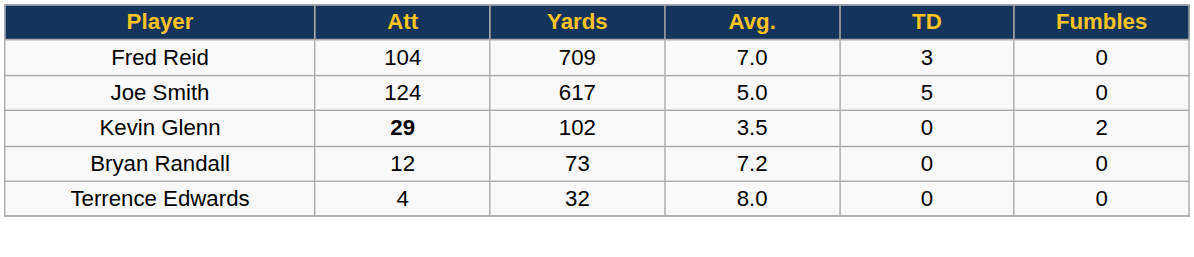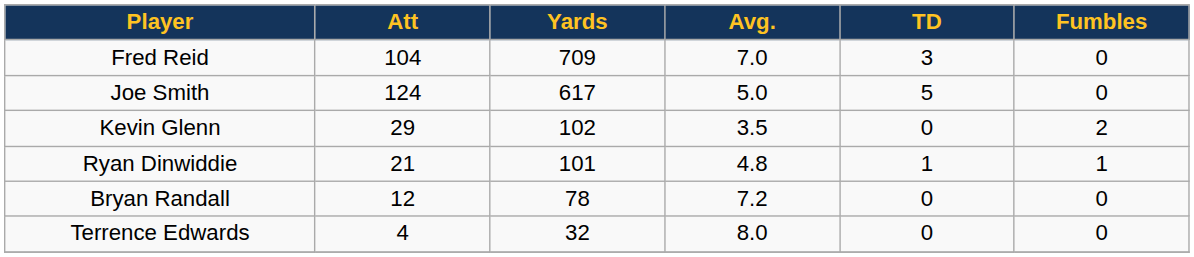(403, 127) bold -> (403, 127) normal
+ row: (160, 163)
(577, 163) 73 -> (577, 198) 78
